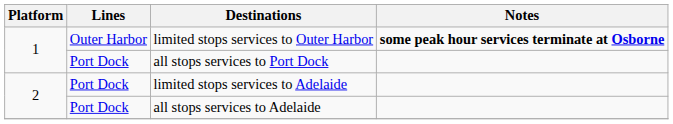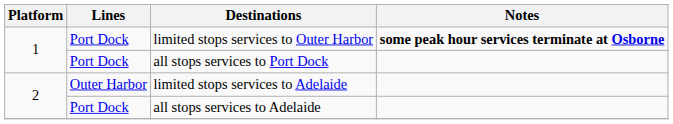(108, 38) Outer Harbor -> (99, 38) Port Dock
(99, 84) Port Dock -> (108, 84) Outer Harbor
